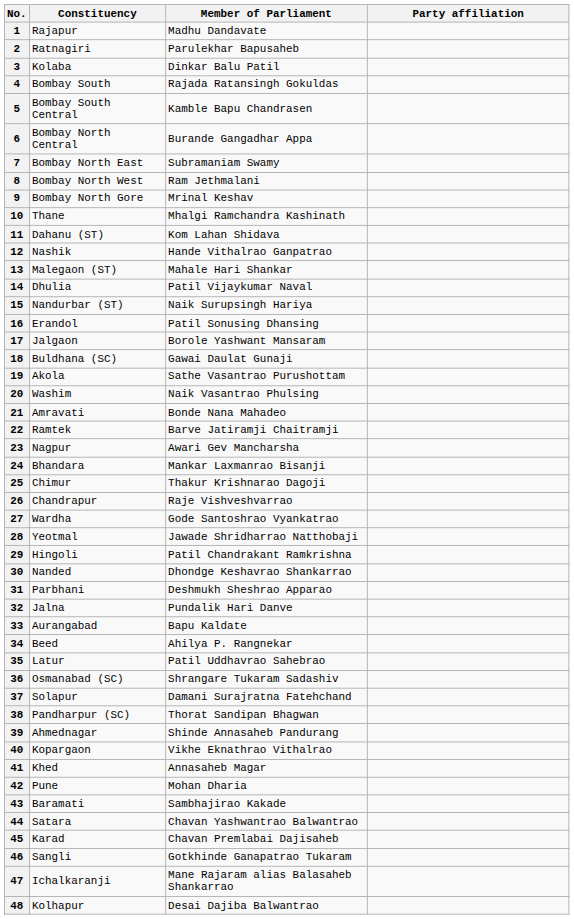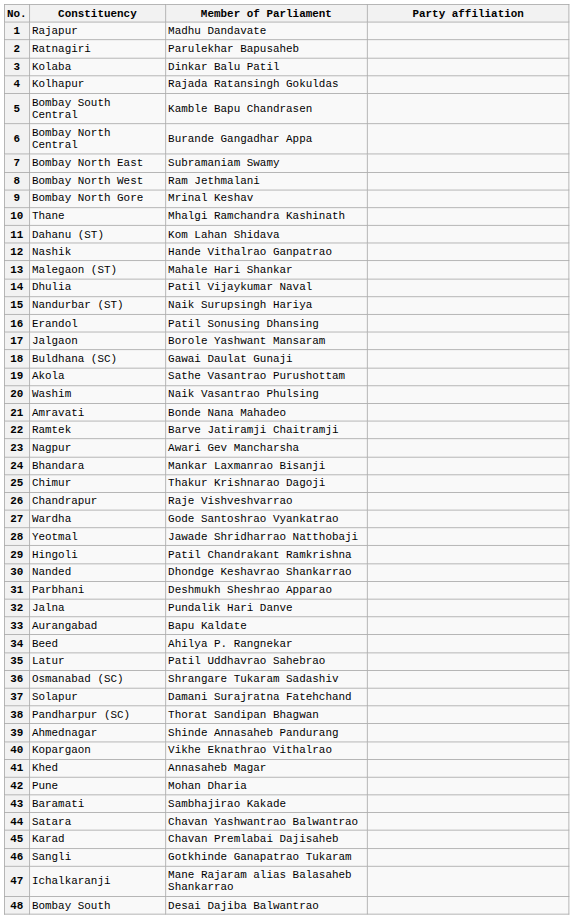(71, 85) Bombay South -> (58, 85) Kolhapur
(58, 905) Kolhapur -> (71, 905) Bombay South
